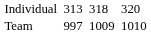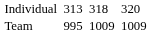(73, 26) 997 -> (73, 26) 995
(134, 26) 1010 -> (134, 26) 1009
